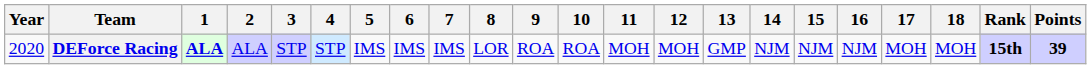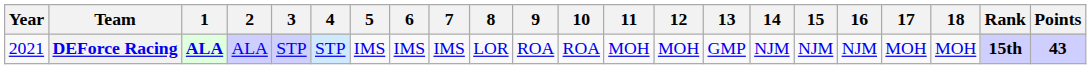(26, 48) 2020 -> (26, 48) 2021
(1058, 48) 39 -> (1058, 48) 43
